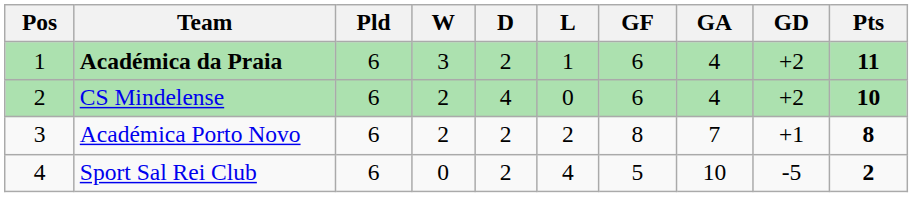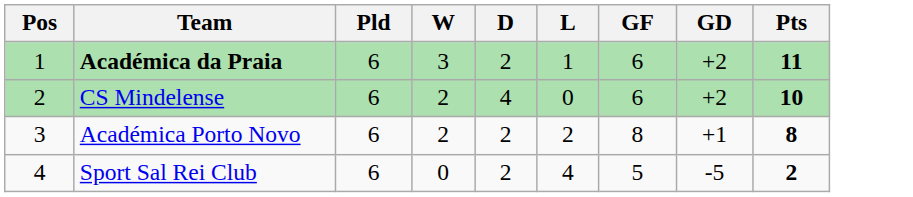- column: (714, 23)
